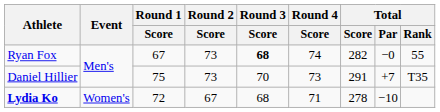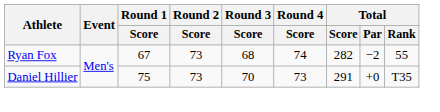(263, 56) bold -> (248, 56) normal
(388, 56) −0 -> (373, 56) −2
(388, 76) +7 -> (373, 76) +0
- row: (33, 97)
